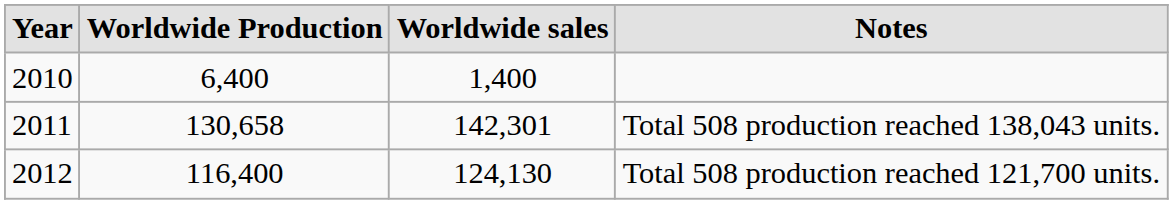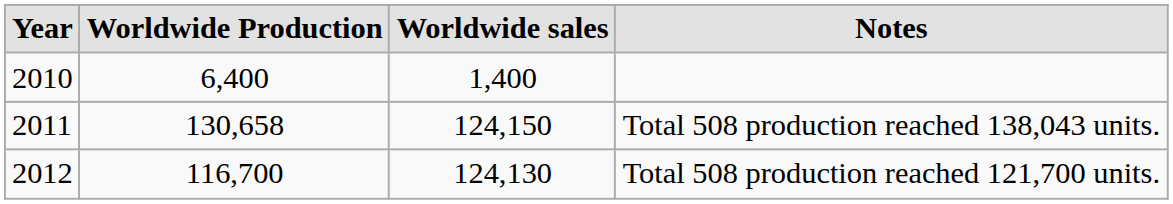(503, 125) 142,301 -> (503, 125) 124,150
(235, 173) 116,400 -> (235, 173) 116,700
